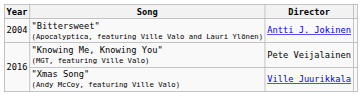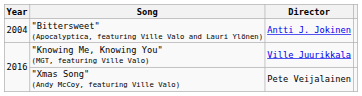(309, 55) Pete Veijalainen -> (309, 55) Ville Juurikkala
(309, 79) Ville Juurikkala -> (309, 79) Pete Veijalainen
